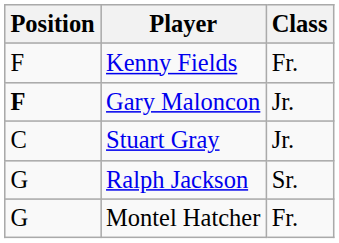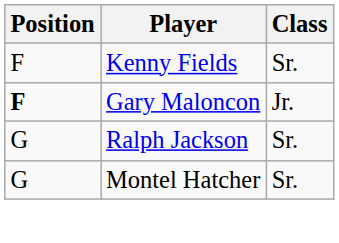(285, 62) Fr. -> (285, 62) Sr.
- row: (163, 140)
(285, 218) Fr. -> (285, 179) Sr.
